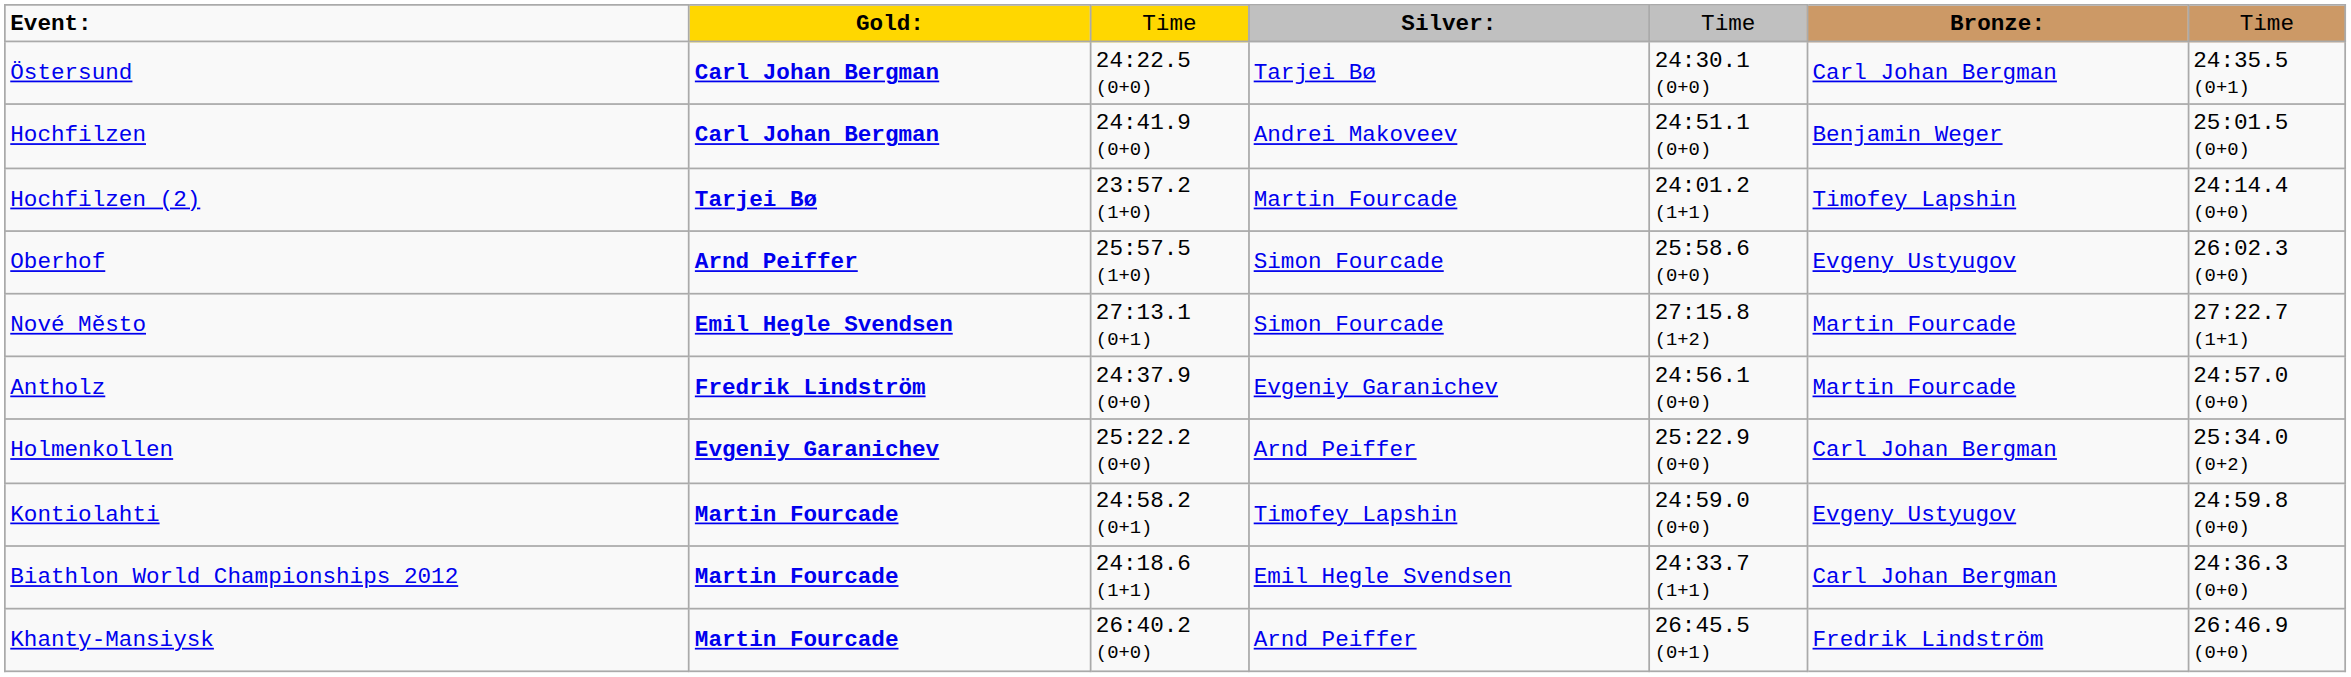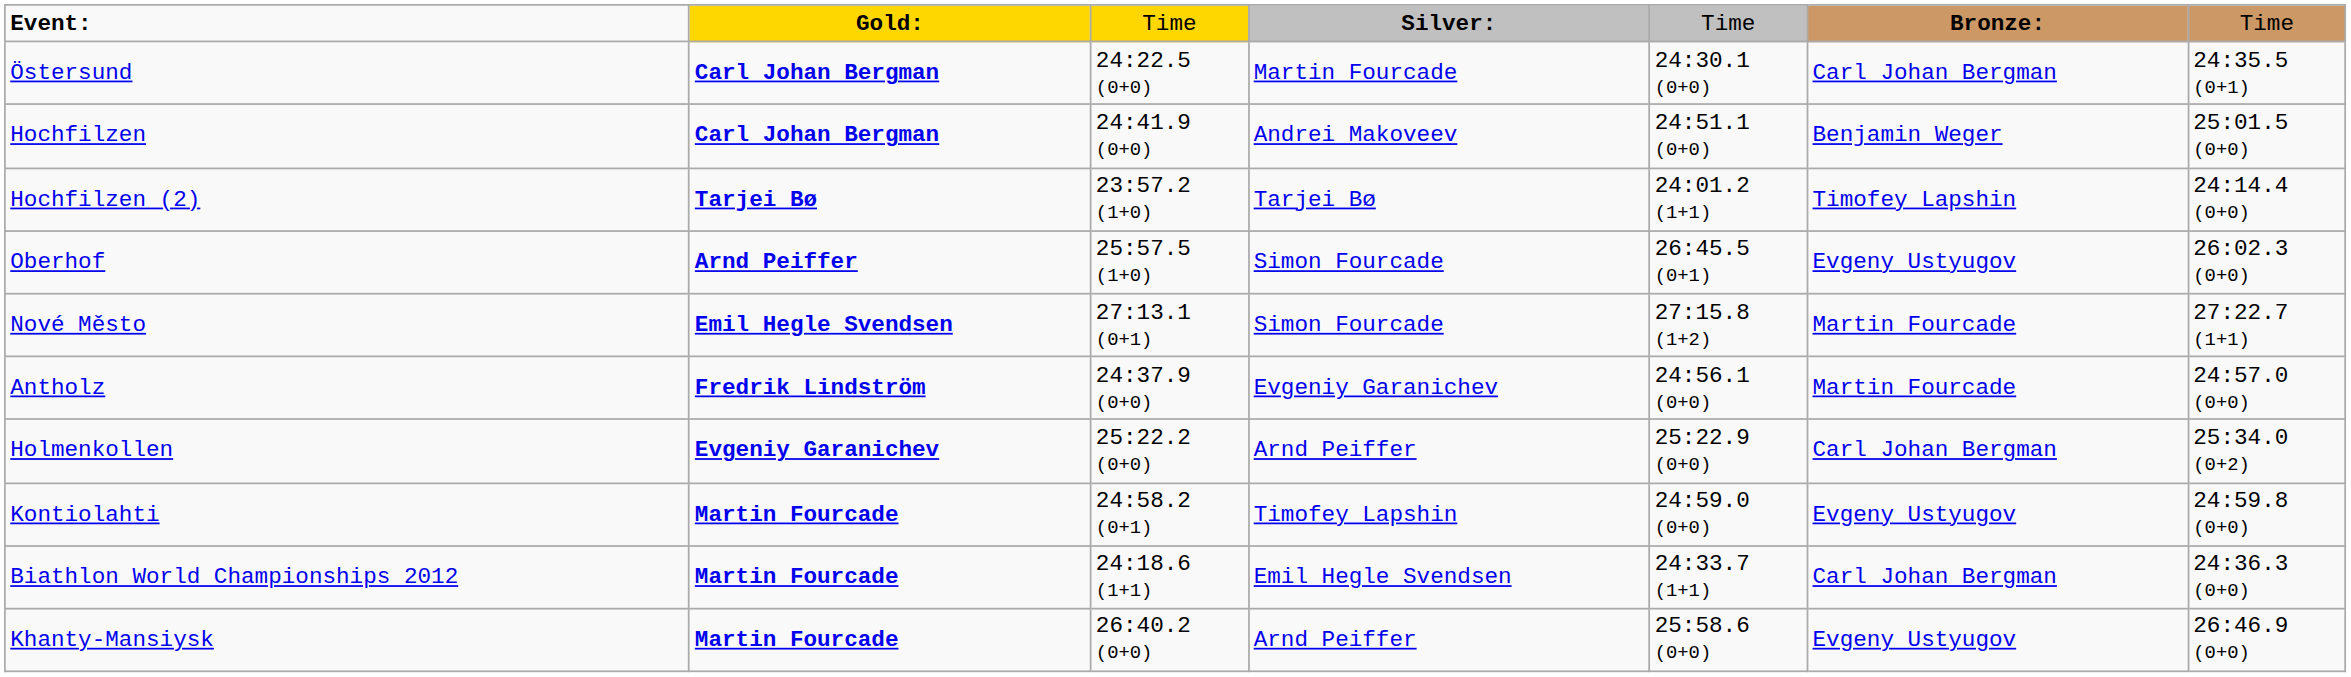(1315, 73) Tarjei Bø -> (1356, 73) Martin Fourcade
(1356, 199) Martin Fourcade -> (1315, 199) Tarjei Bø
(1702, 261) 25:58.6 (0+0) -> (1702, 261) 26:45.5 (0+1)
(1702, 639) 26:45.5 (0+1) -> (1702, 639) 25:58.6 (0+0)
(1928, 640) Fredrik Lindström -> (1914, 640) Evgeny Ustyugov
